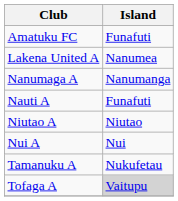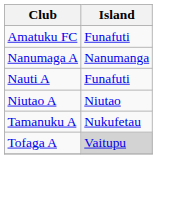- row: (53, 57)
- row: (24, 143)
